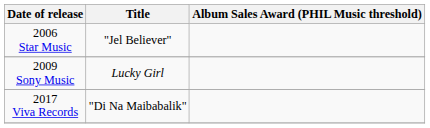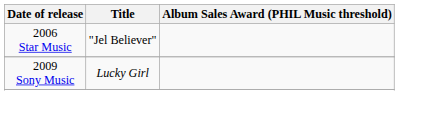- row: (45, 106)
